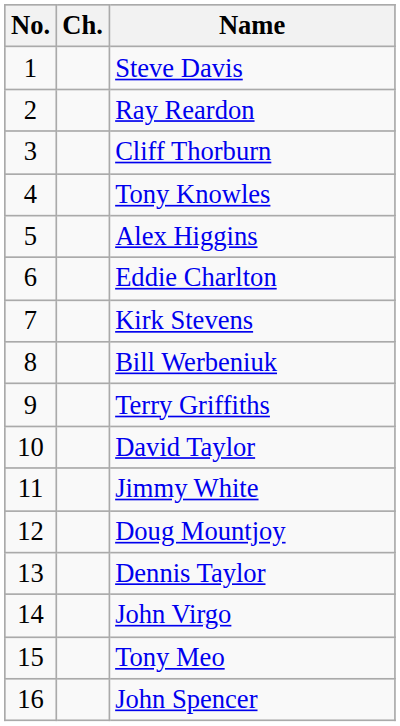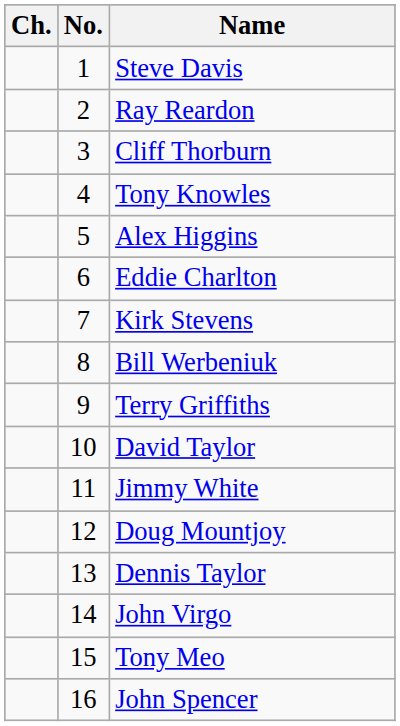columns swapped: (31, 25) <-> (83, 25)
